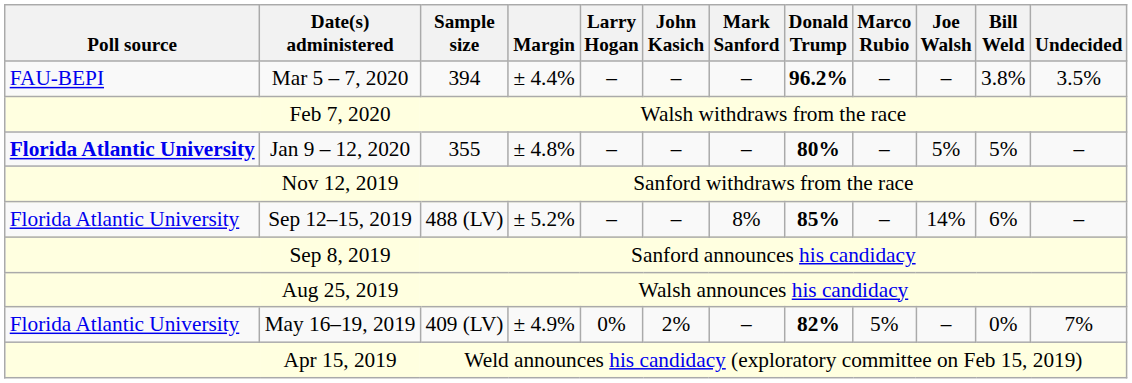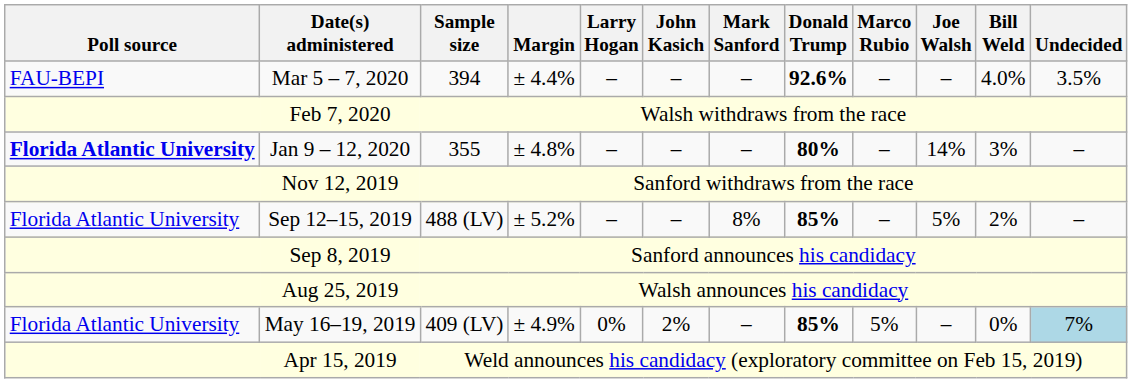(818, 78) 96.2% -> (818, 78) 92.6%
(1003, 78) 3.8% -> (1003, 78) 4.0%
(946, 149) 5% -> (946, 149) 14%
(1003, 149) 5% -> (1003, 149) 3%
(946, 219) 14% -> (946, 219) 5%
(1003, 219) 6% -> (1003, 219) 2%
(818, 324) 82% -> (818, 324) 85%
(1079, 324) no background -> (1079, 324) lightblue background
